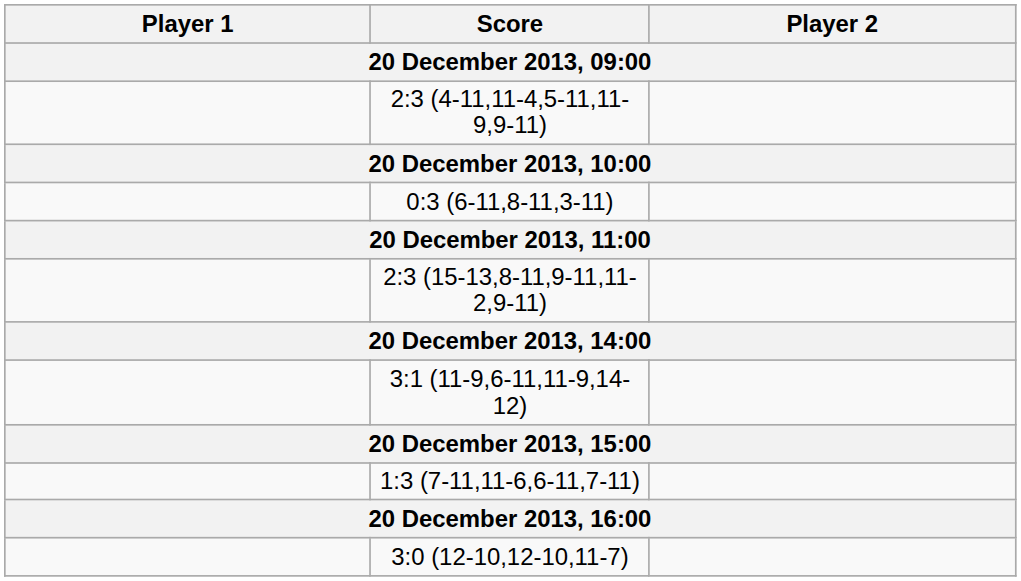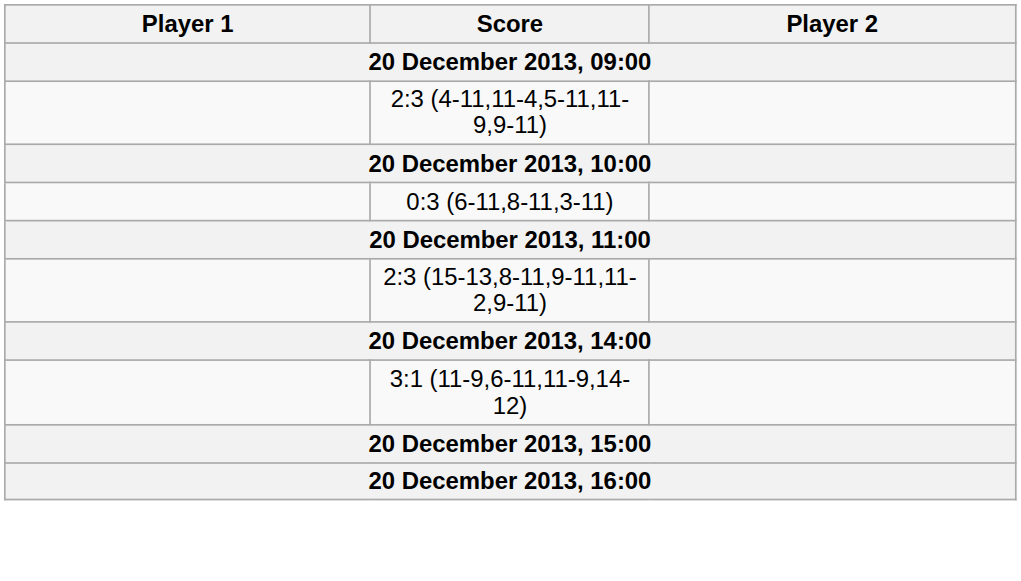- row: (510, 481)
- row: (510, 557)
